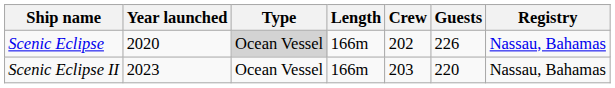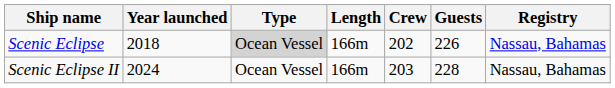(143, 43) 2020 -> (143, 43) 2018
(143, 69) 2023 -> (143, 69) 2024
(447, 69) 220 -> (447, 69) 228
